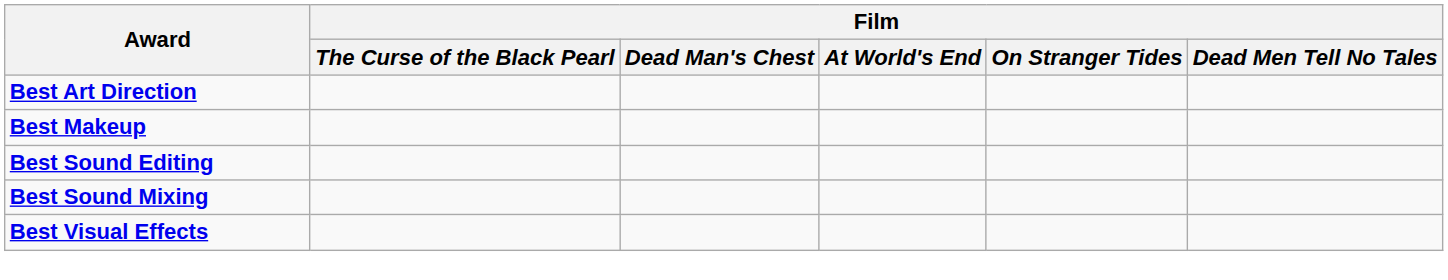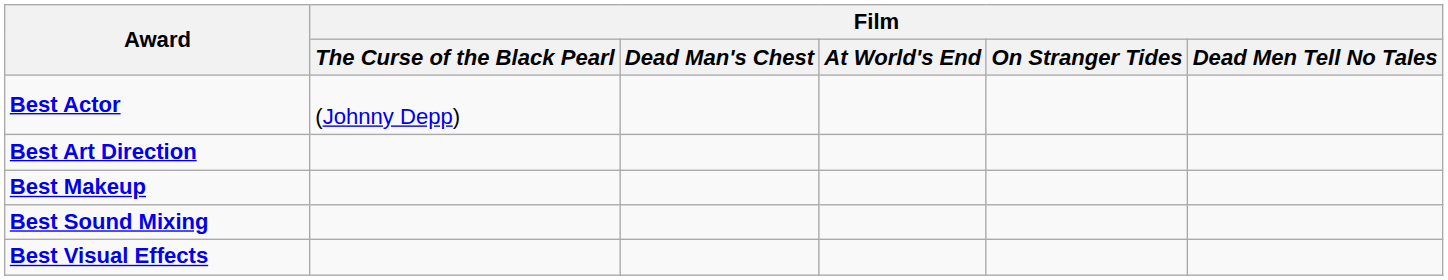+ row: (65, 104)
- row: (112, 162)
